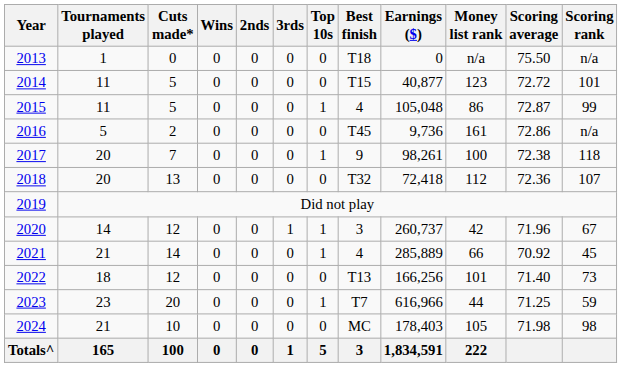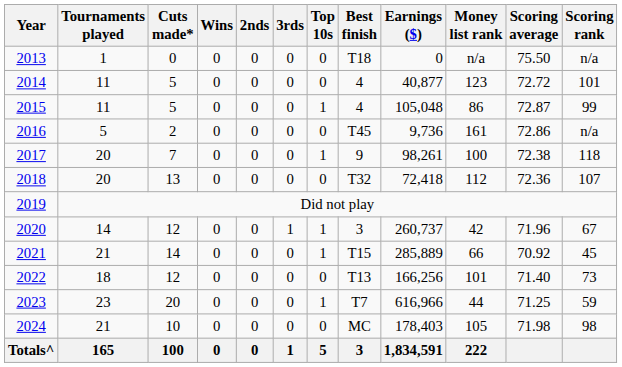(359, 82) T15 -> (359, 82) 4
(359, 253) 4 -> (359, 253) T15
